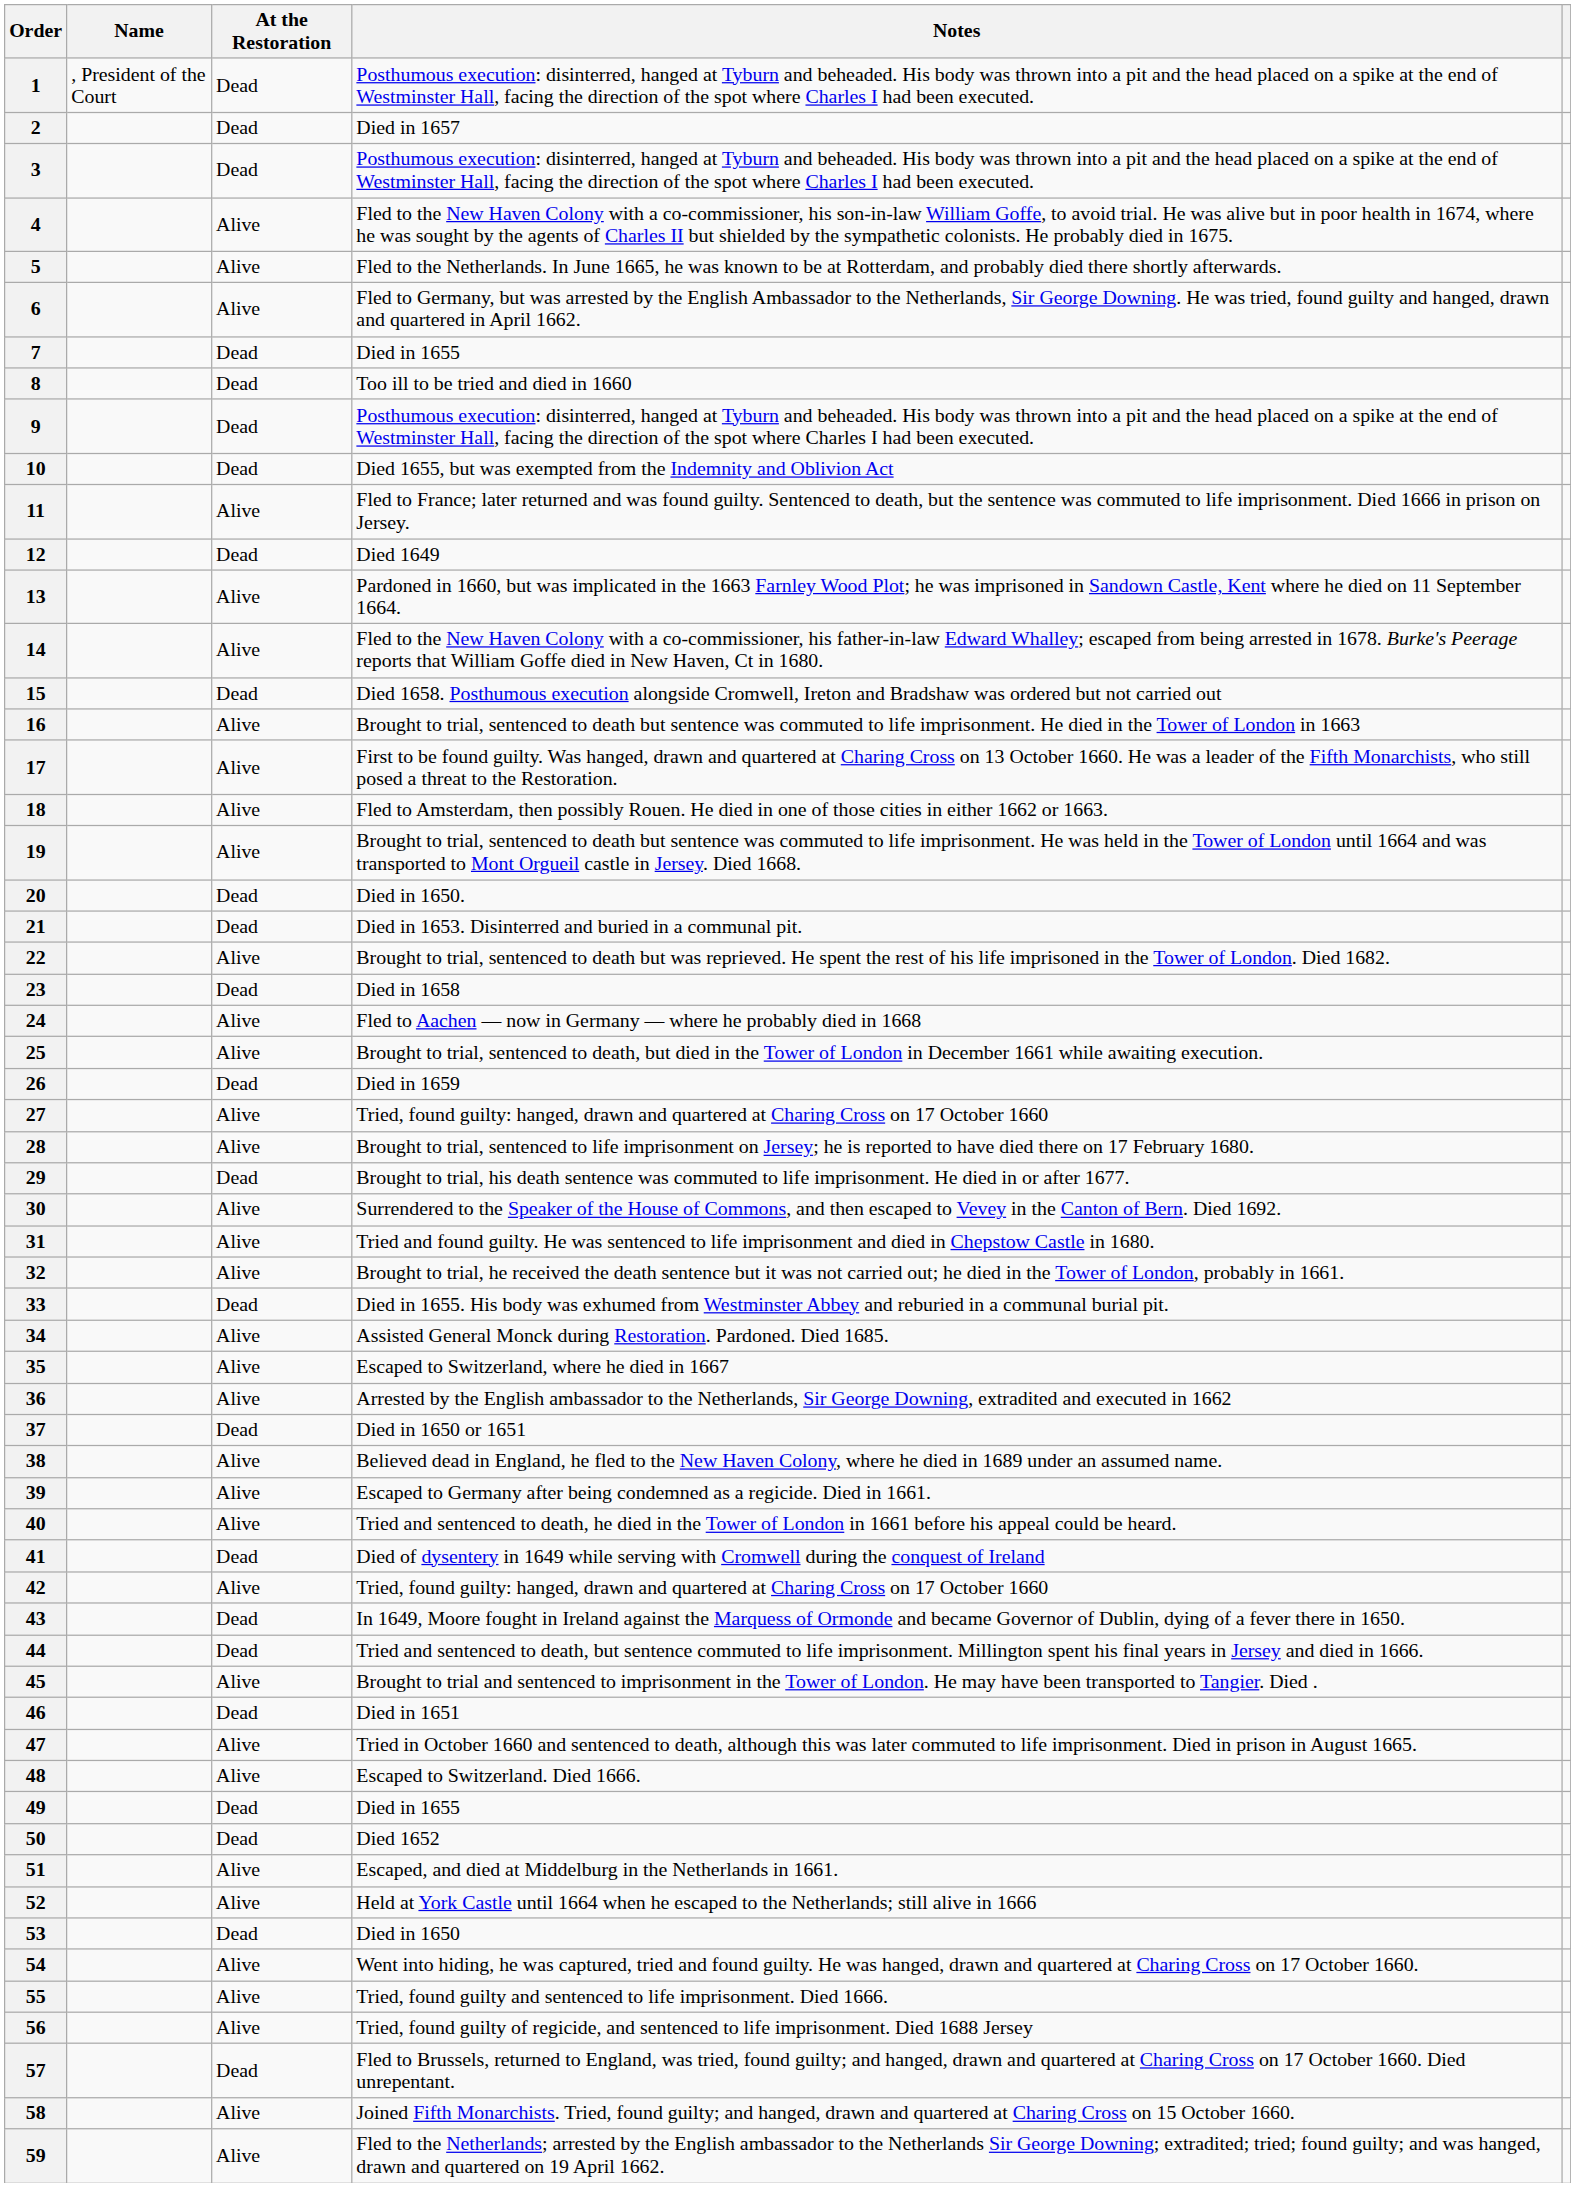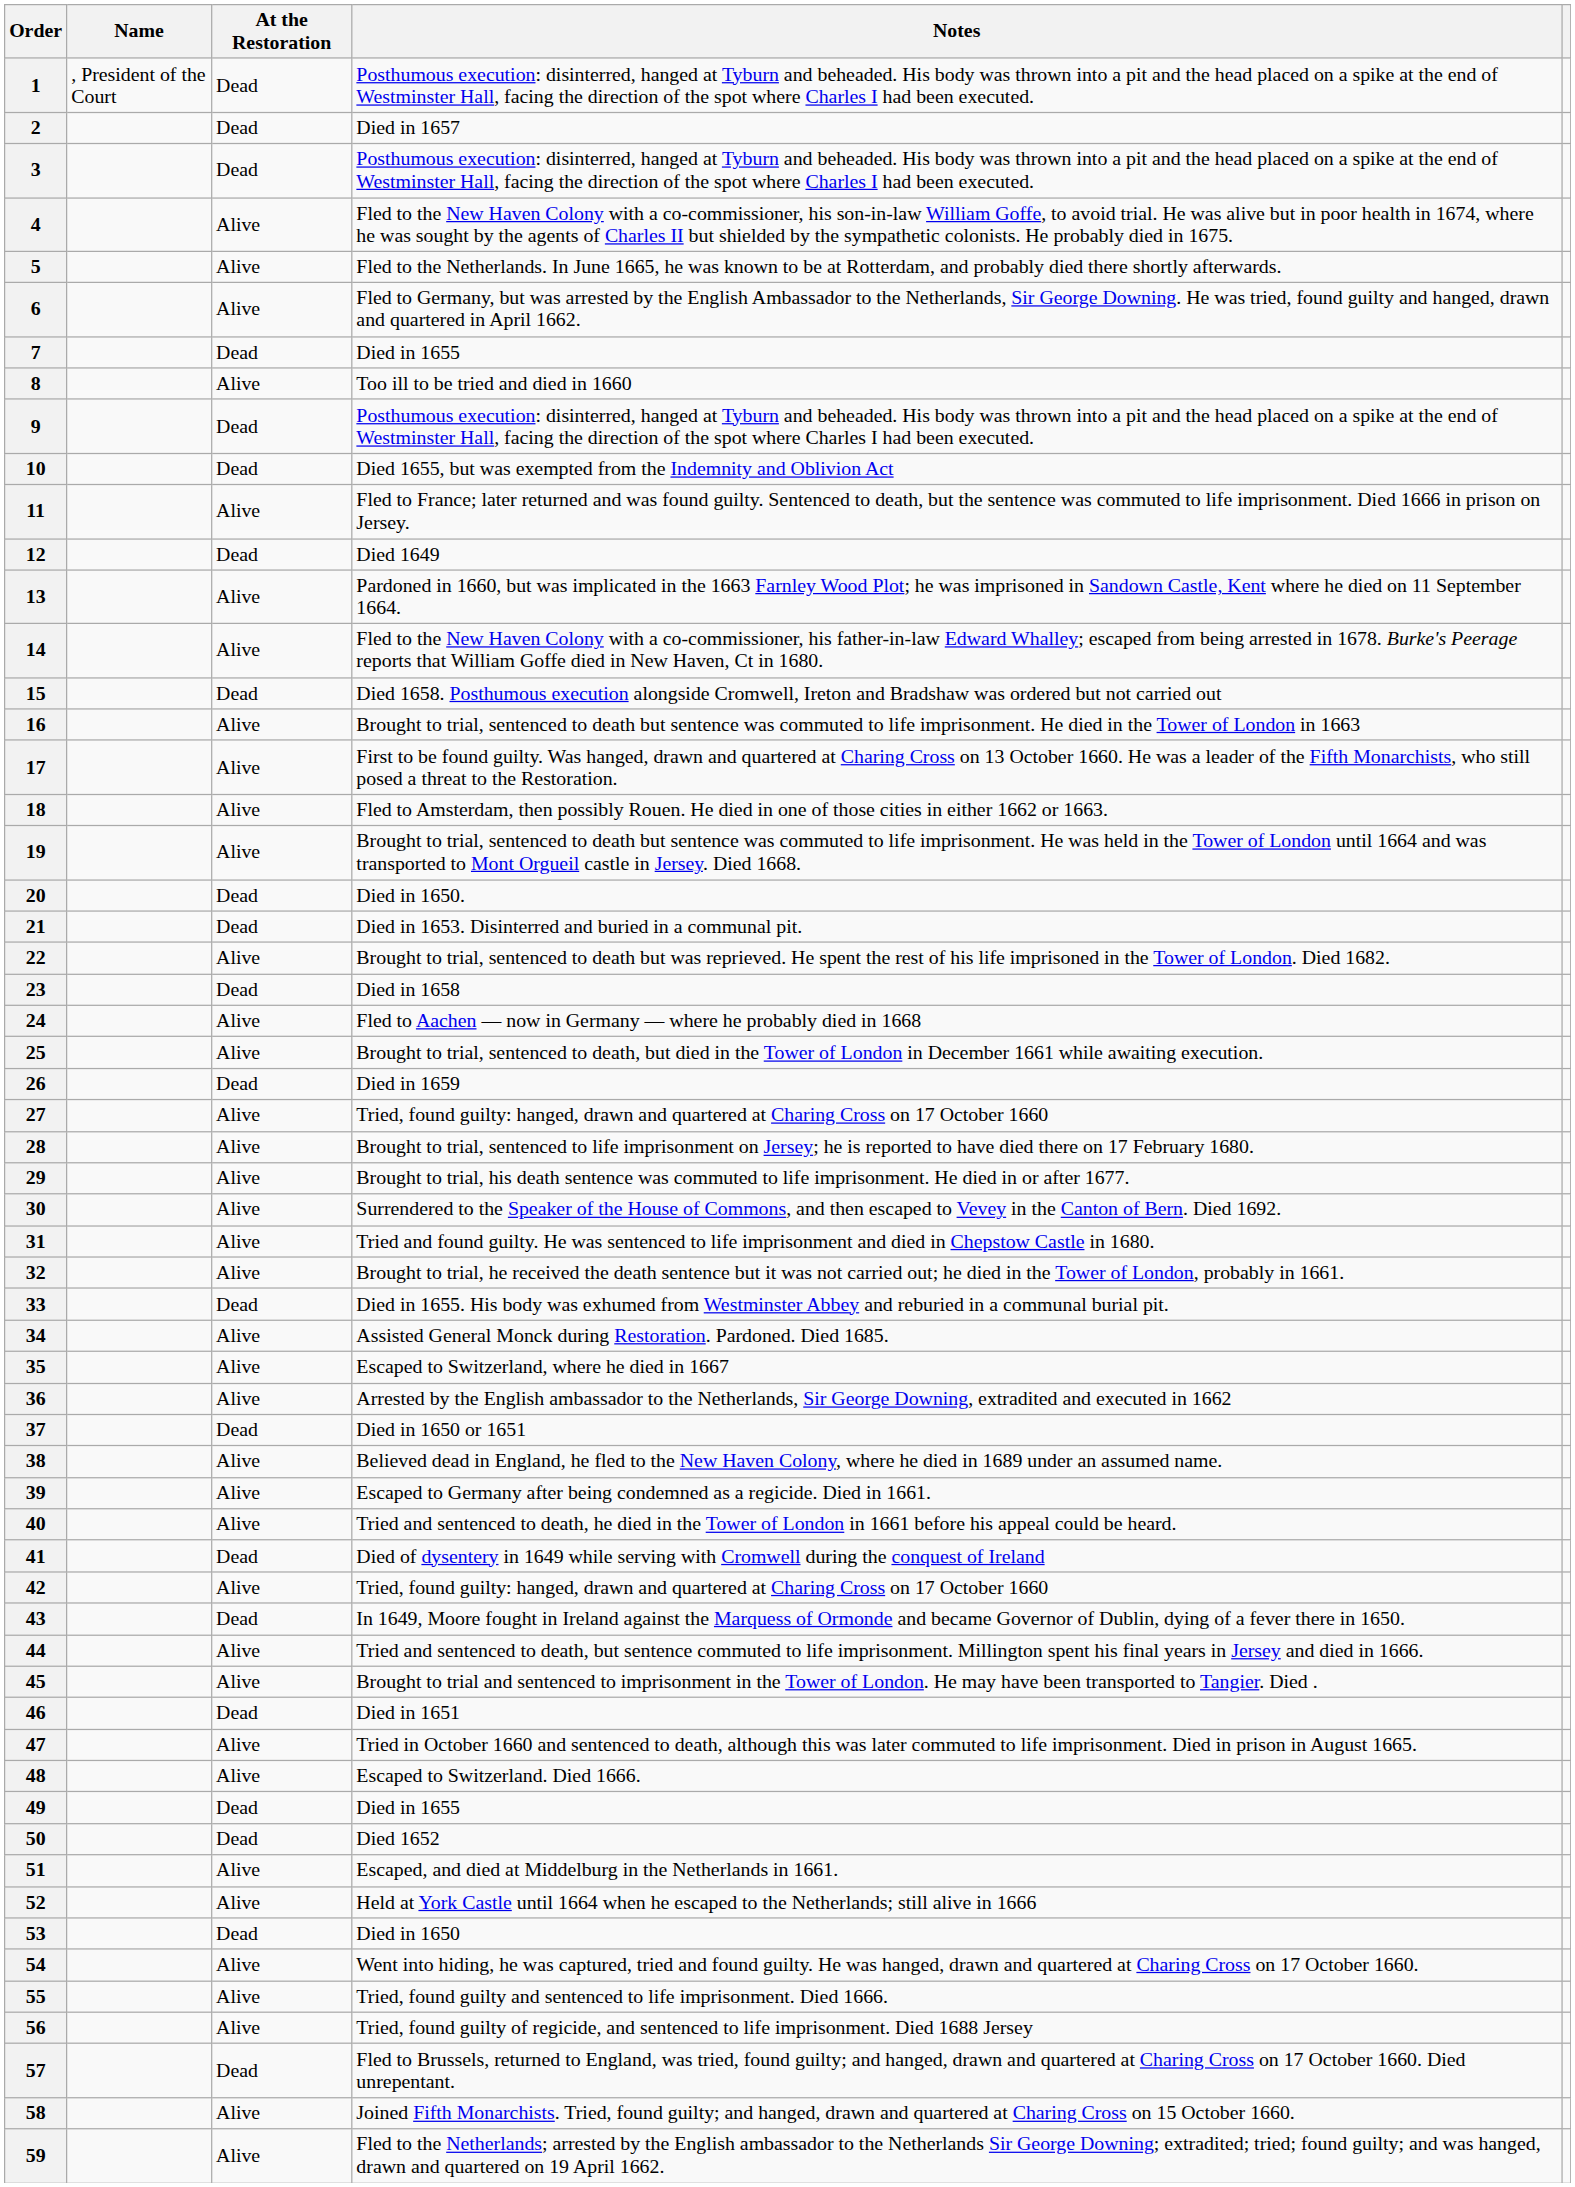(237, 383) Dead -> (238, 383) Alive
(237, 1178) Dead -> (238, 1178) Alive
(237, 1650) Dead -> (238, 1650) Alive
